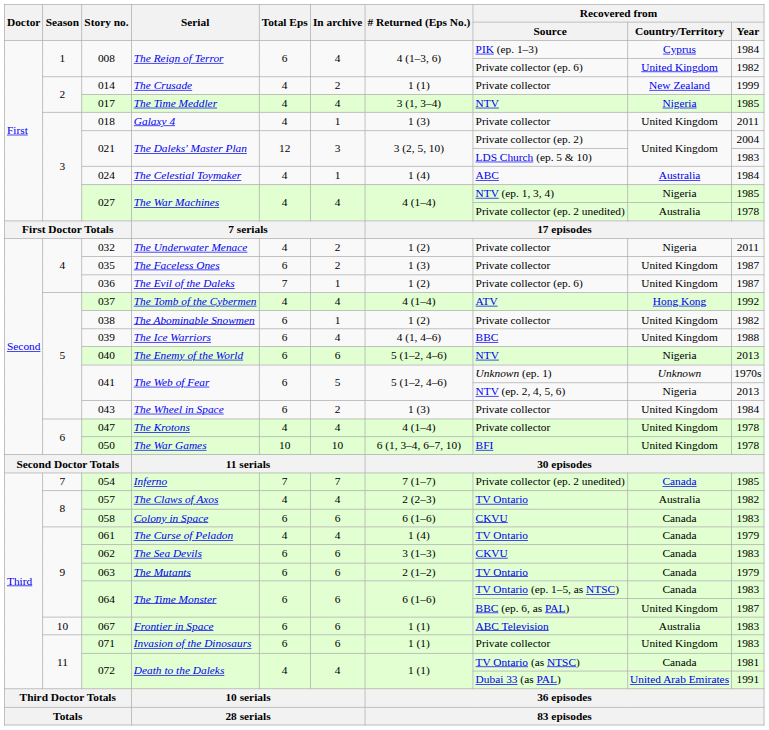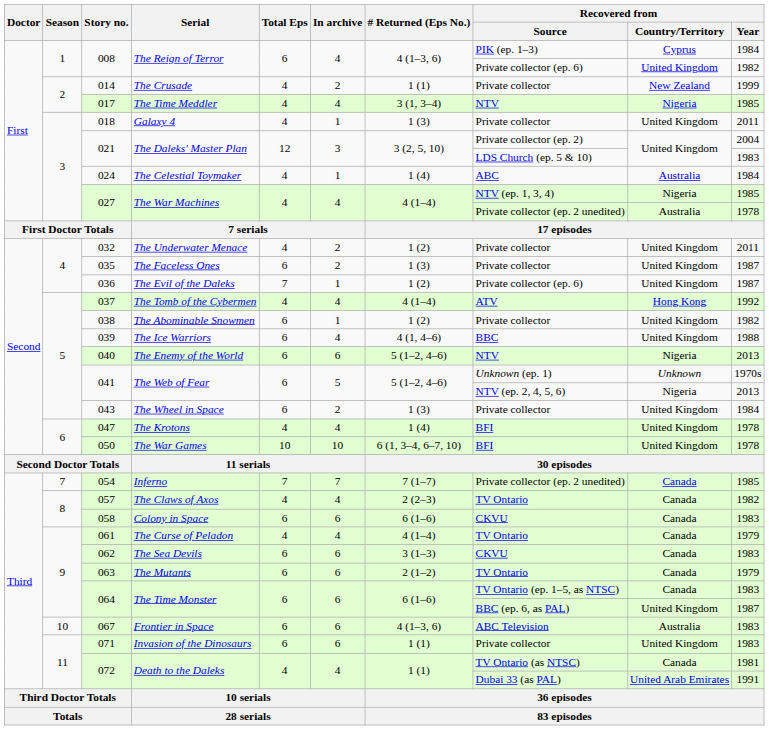(680, 247) Nigeria -> (680, 247) United Kingdom
(419, 427) 4 (1–4) -> (419, 427) 1 (4)
(513, 427) Private collector -> (484, 427) BFI
(680, 499) Australia -> (680, 499) Canada
(419, 535) 1 (4) -> (419, 535) 4 (1–4)
(419, 626) 1 (1) -> (419, 626) 4 (1–3, 6)
